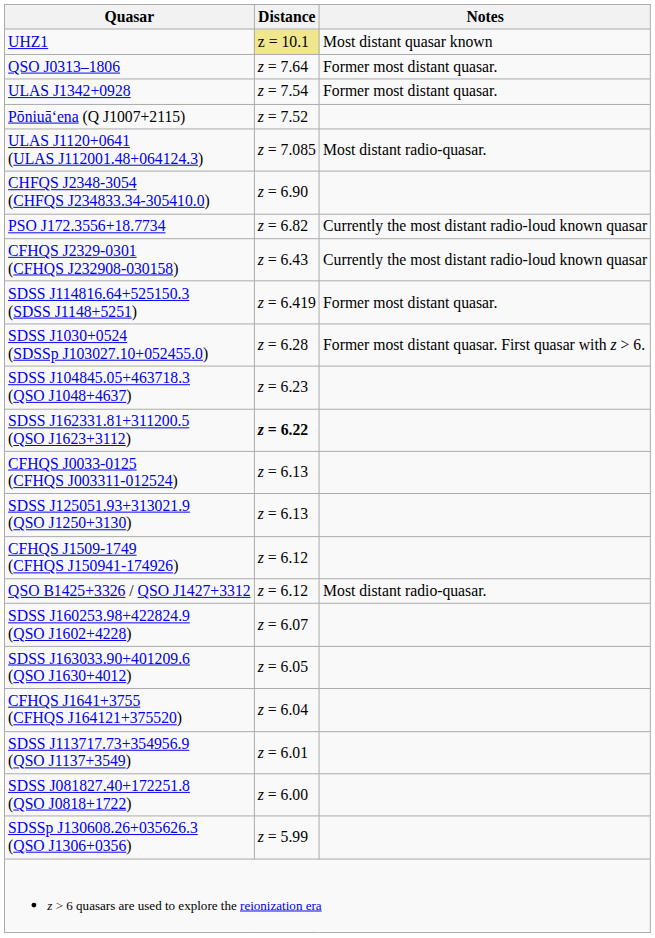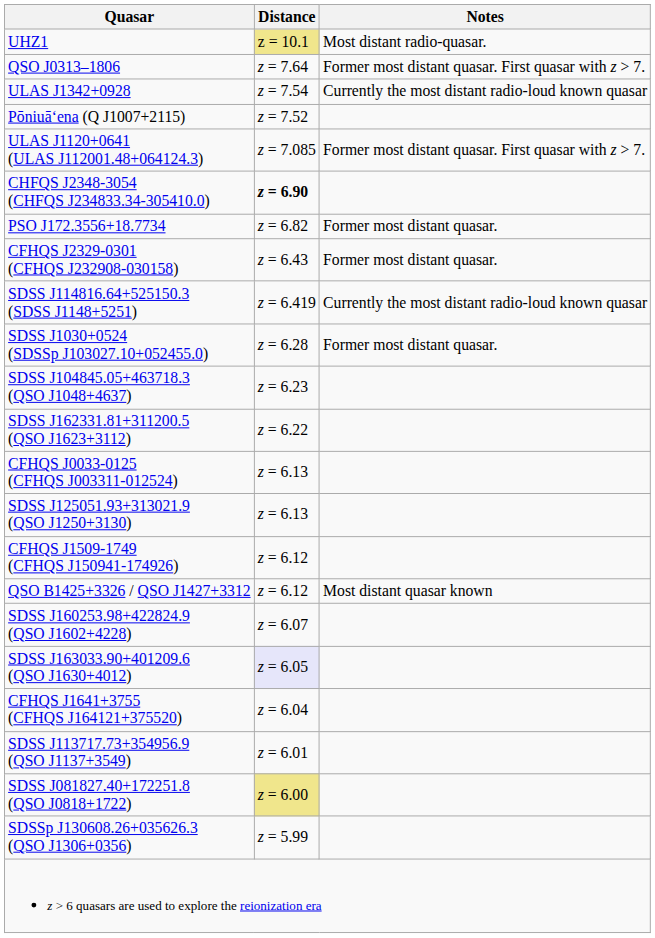(408, 41) Most distant quasar known -> (405, 41) Most distant radio-quasar.
(410, 66) Former most distant quasar. -> (484, 66) Former most distant quasar. First quasar with z > 7.
(410, 91) Former most distant quasar. -> (485, 91) Currently the most distant radio-loud known quasar
(405, 150) Most distant radio-quasar. -> (484, 150) Former most distant quasar. First quasar with z > 7.
(283, 192) normal -> (283, 192) bold
(485, 226) Currently the most distant radio-loud known quasar -> (410, 226) Former most distant quasar.
(485, 259) Currently the most distant radio-loud known quasar -> (410, 259) Former most distant quasar.
(410, 302) Former most distant quasar. -> (485, 302) Currently the most distant radio-loud known quasar
(484, 344) Former most distant quasar. First quasar with z > 6. -> (410, 344) Former most distant quasar.
(283, 430) bold -> (283, 430) normal
(405, 591) Most distant radio-quasar. -> (408, 591) Most distant quasar known
(283, 667) no background -> (283, 667) lavender background
(283, 794) no background -> (283, 794) khaki background
